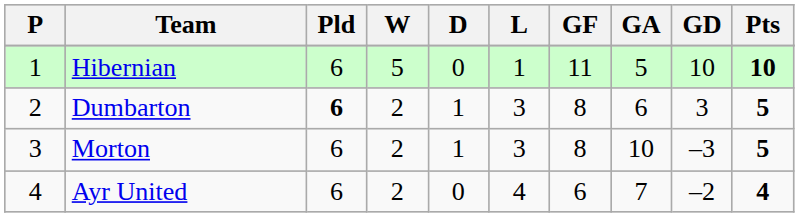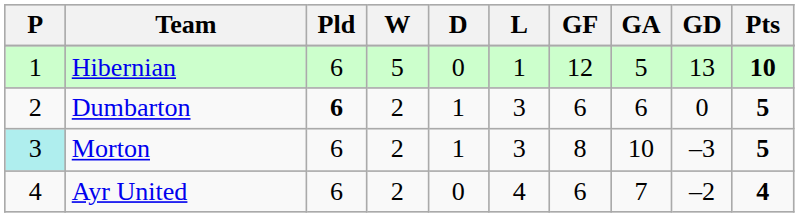(580, 66) 11 -> (580, 66) 12
(702, 66) 10 -> (702, 66) 13
(580, 107) 8 -> (580, 107) 6
(702, 107) 3 -> (702, 107) 0
(35, 149) no background -> (35, 149) paleturquoise background
